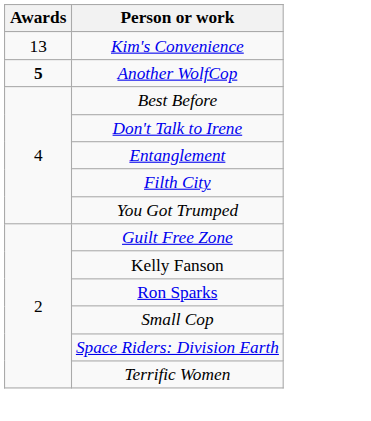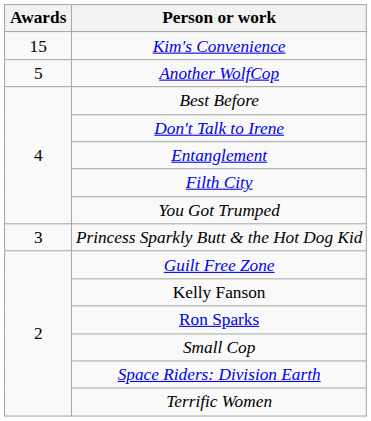(38, 45) 13 -> (38, 45) 15
(38, 73) bold -> (38, 73) normal
+ row: (219, 237)
